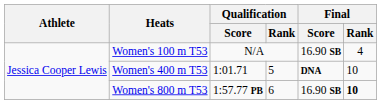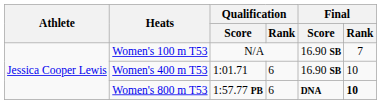(360, 52) 4 -> (360, 52) 7
(271, 71) 5 -> (271, 71) 6
(311, 72) DNA -> (321, 71) 16.90 SB
(321, 90) 16.90 SB -> (311, 91) DNA
